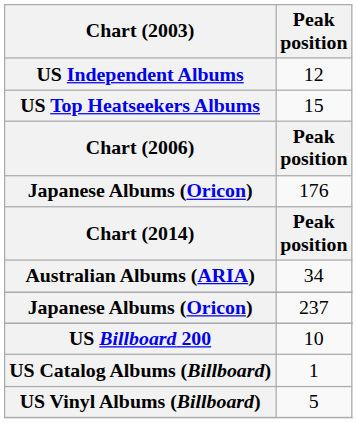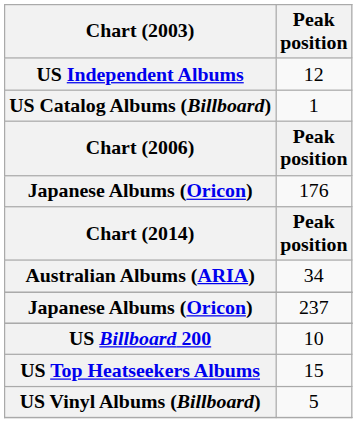rows swapped: (314, 105) <-> (314, 370)
